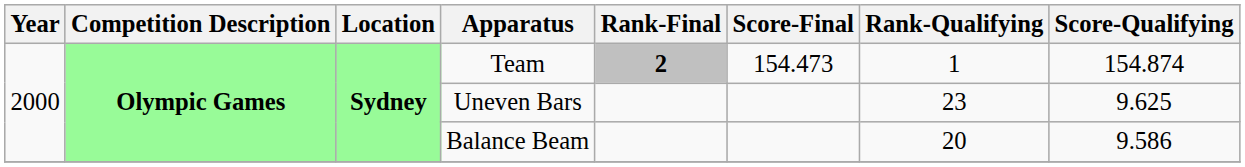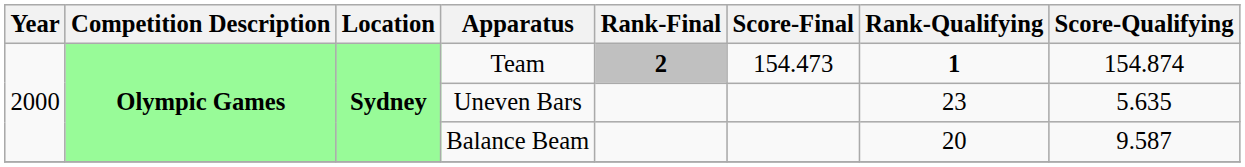(954, 63) normal -> (954, 63) bold
(1144, 102) 9.625 -> (1144, 102) 5.635
(1144, 141) 9.586 -> (1144, 141) 9.587
